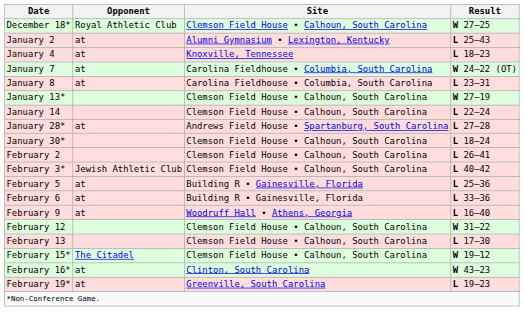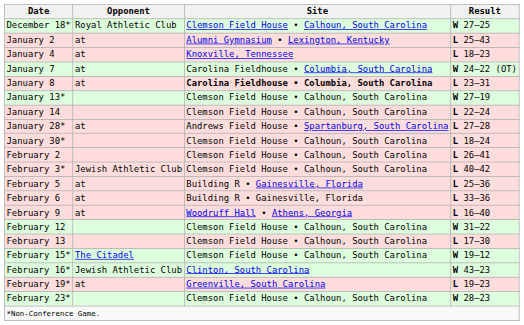(309, 84) normal -> (309, 84) bold
(80, 270) at -> (128, 270) Jewish Athletic Club
+ row: (39, 299)
